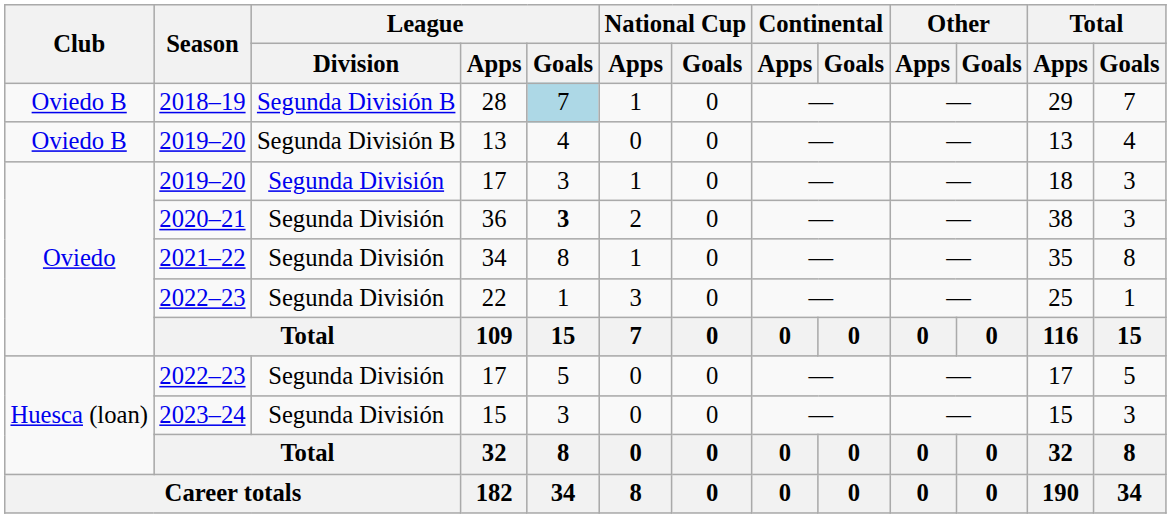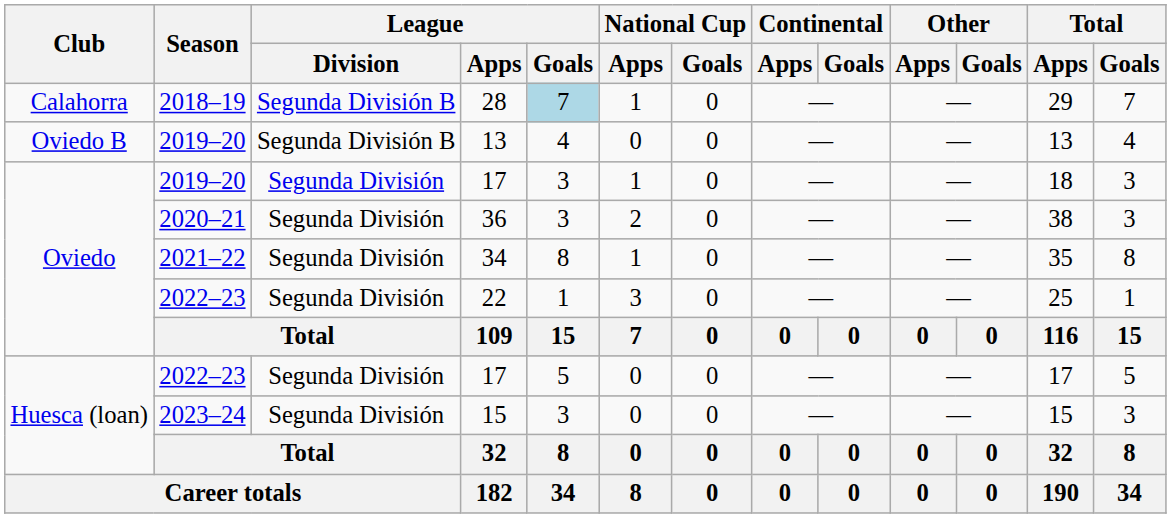(79, 102) Oviedo B -> (79, 102) Calahorra
(563, 219) bold -> (563, 219) normal
